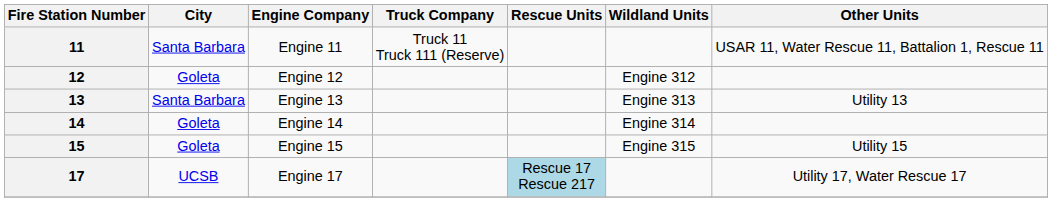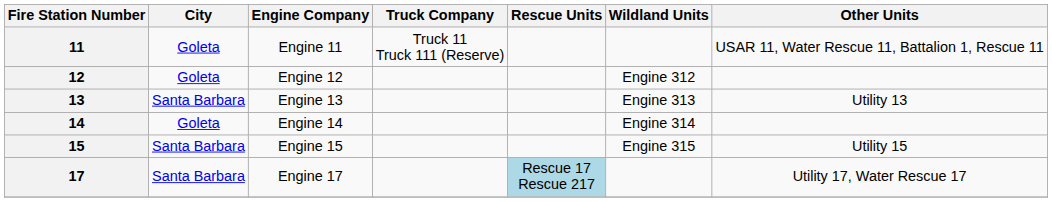(198, 46) Santa Barbara -> (198, 46) Goleta
(198, 146) Goleta -> (198, 146) Santa Barbara
(198, 177) UCSB -> (198, 177) Santa Barbara
